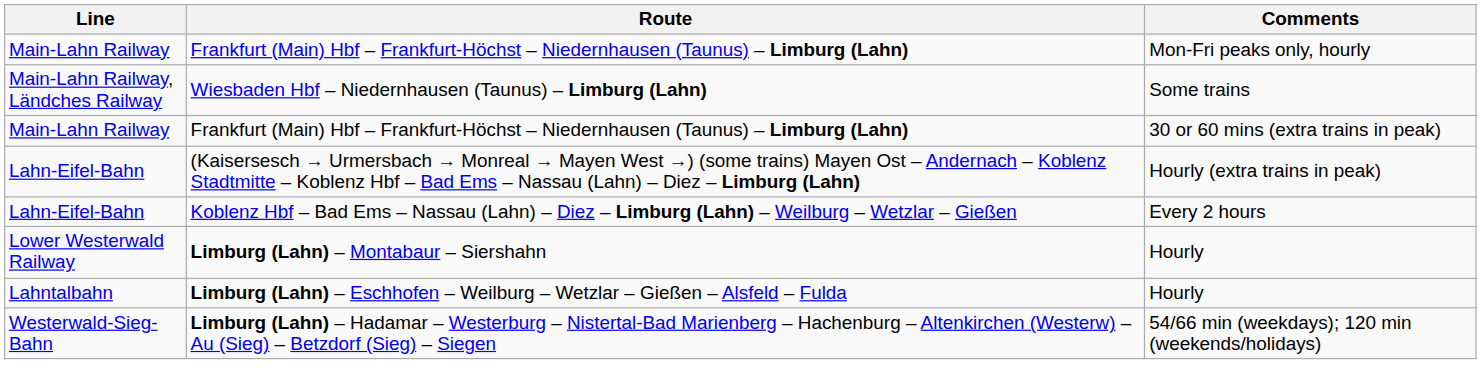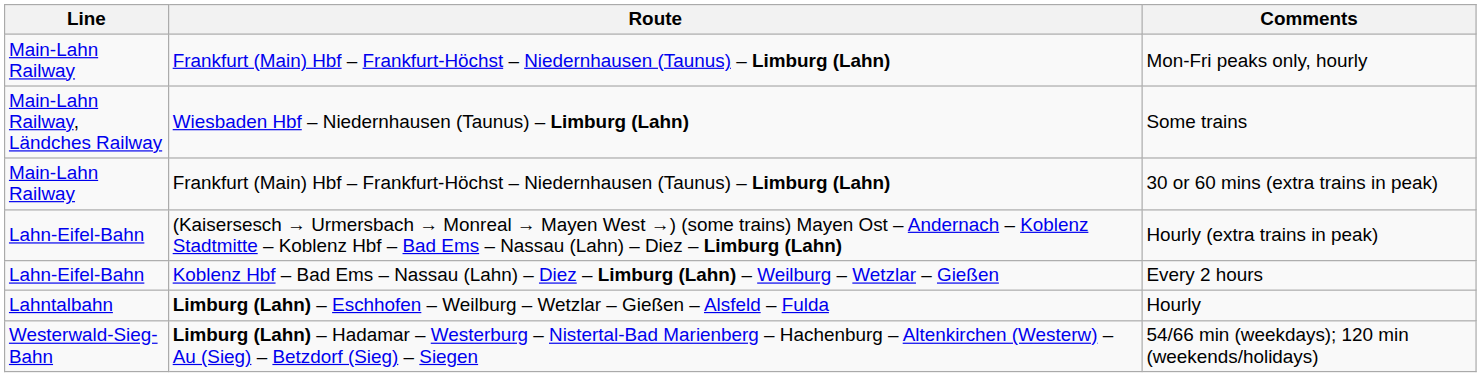- row: (368, 252)
